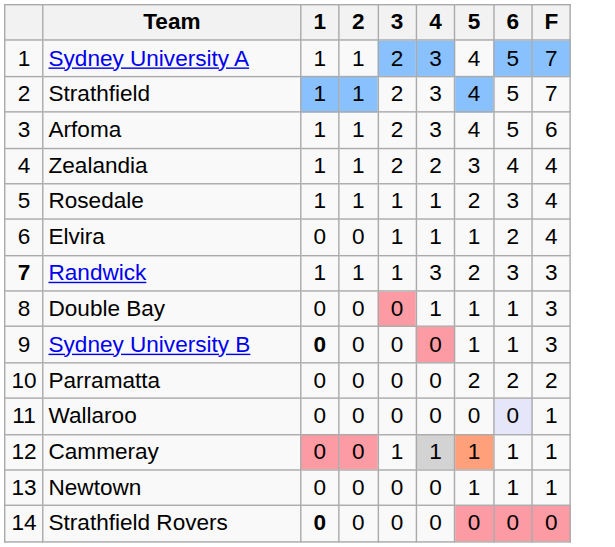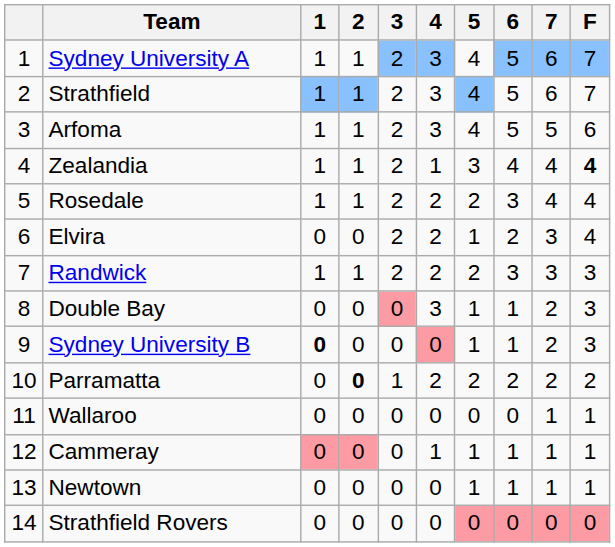+ column: (551, 22)
(436, 165) 2 -> (436, 165) 1
(551, 165) normal -> (590, 165) bold
(397, 201) 1 -> (397, 201) 2
(436, 201) 1 -> (436, 201) 2
(397, 237) 1 -> (397, 237) 2
(436, 237) 1 -> (436, 237) 2
(24, 272) bold -> (24, 272) normal
(397, 272) 1 -> (397, 272) 2
(436, 272) 3 -> (436, 272) 2
(436, 308) 1 -> (436, 308) 3
(358, 380) normal -> (358, 380) bold
(397, 380) 0 -> (397, 380) 1
(436, 380) 0 -> (436, 380) 2
(513, 415) lavender background -> (513, 415) no background
(397, 451) 1 -> (397, 451) 0
(436, 451) lightgrey background -> (436, 451) no background
(474, 451) lightsalmon background -> (474, 451) no background
(320, 523) bold -> (320, 523) normal
